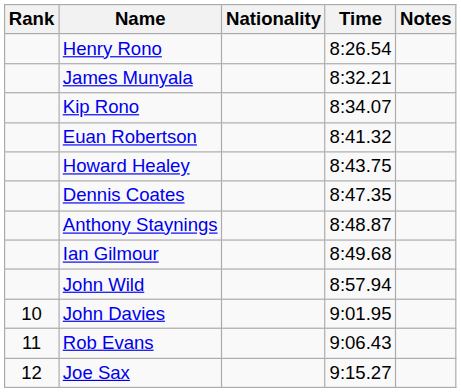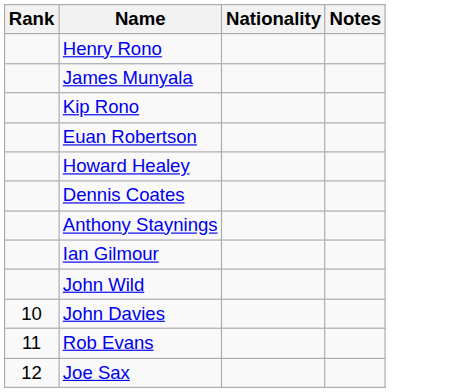- column: (361, 19)
